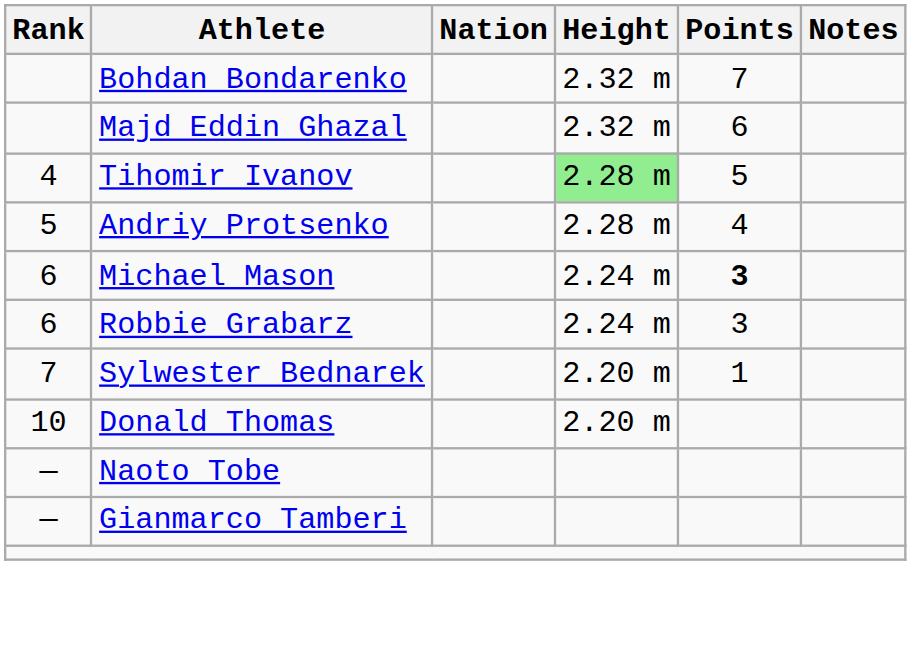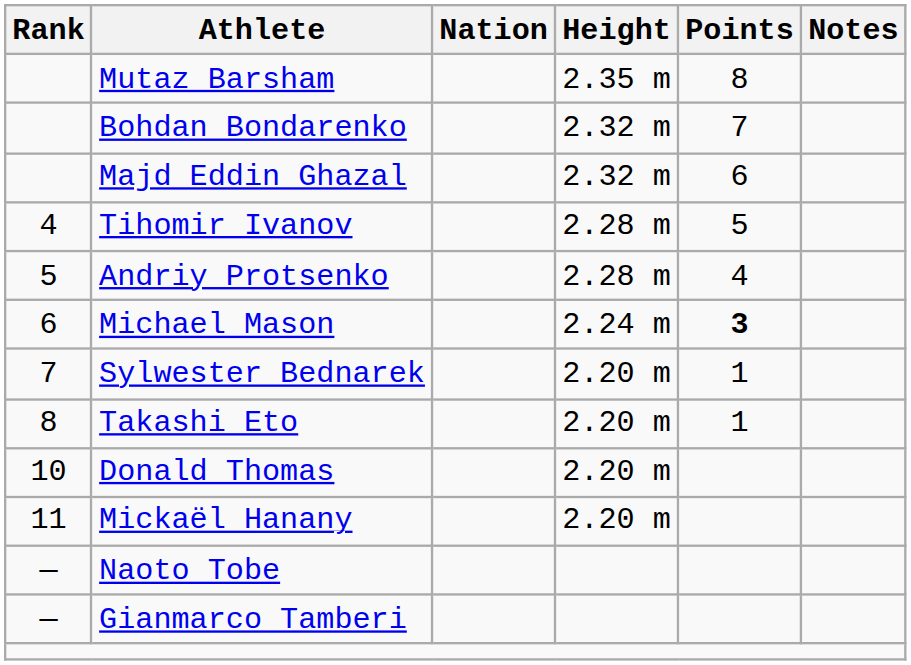+ row: (217, 79)
(617, 177) lightgreen background -> (617, 226) no background
- row: (226, 325)
+ row: (199, 423)
+ row: (226, 521)
